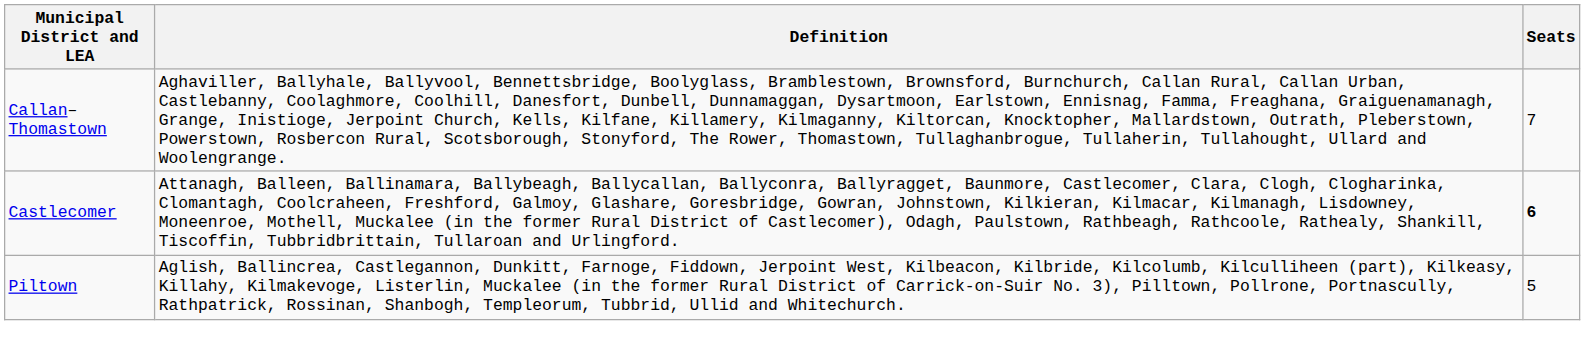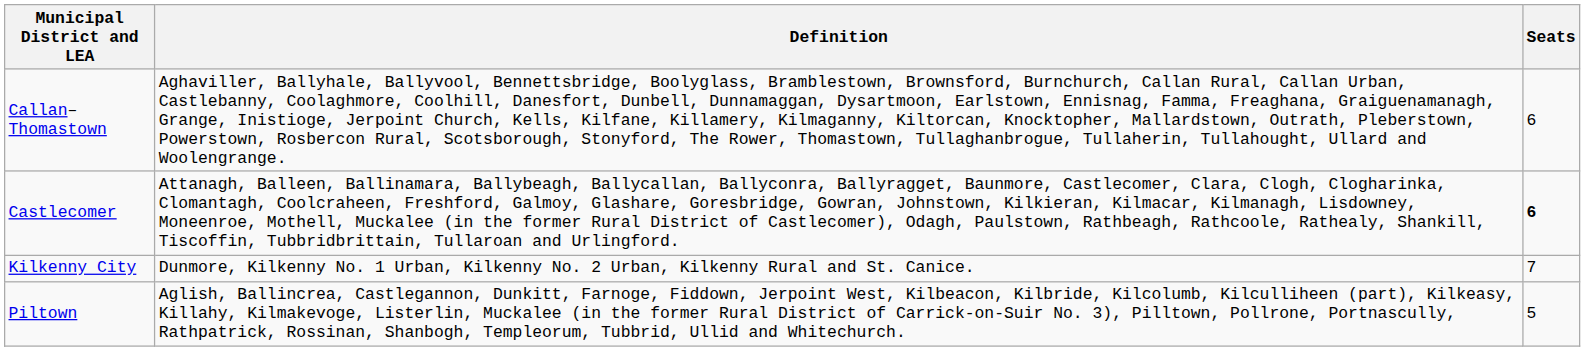(1531, 120) 7 -> (1531, 120) 6
+ row: (72, 268)
